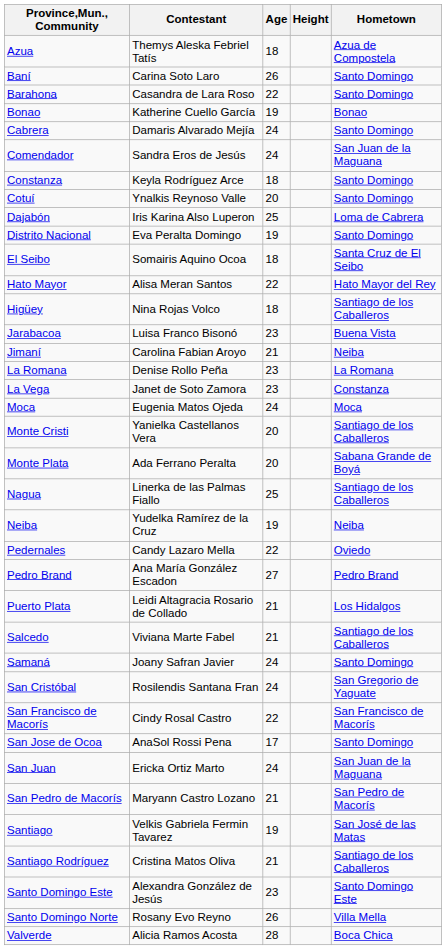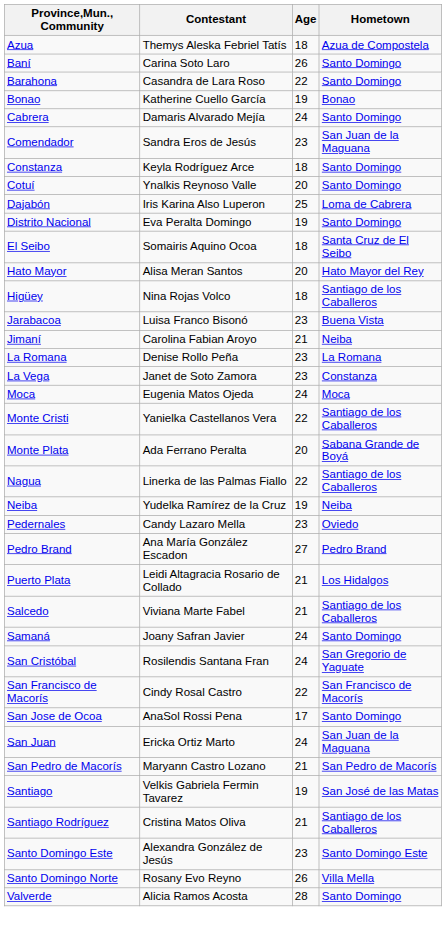- column: (311, 20)
(272, 155) 24 -> (301, 142) 23
(272, 284) 22 -> (301, 271) 20
(272, 432) 20 -> (301, 419) 22
(272, 494) 25 -> (301, 481) 22
(272, 550) 22 -> (301, 524) 23
(363, 935) Boca Chica -> (362, 896) Santo Domingo
